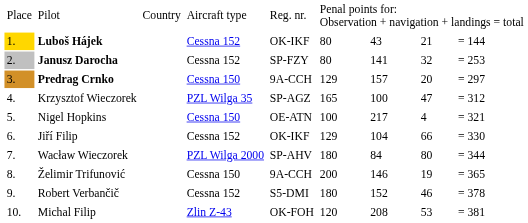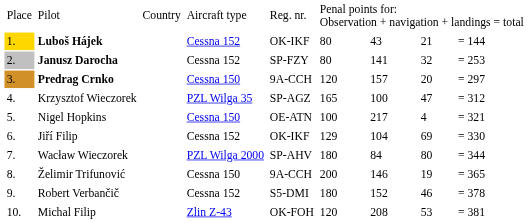(329, 79) 129 -> (329, 79) 120
(426, 136) 66 -> (426, 136) 69
